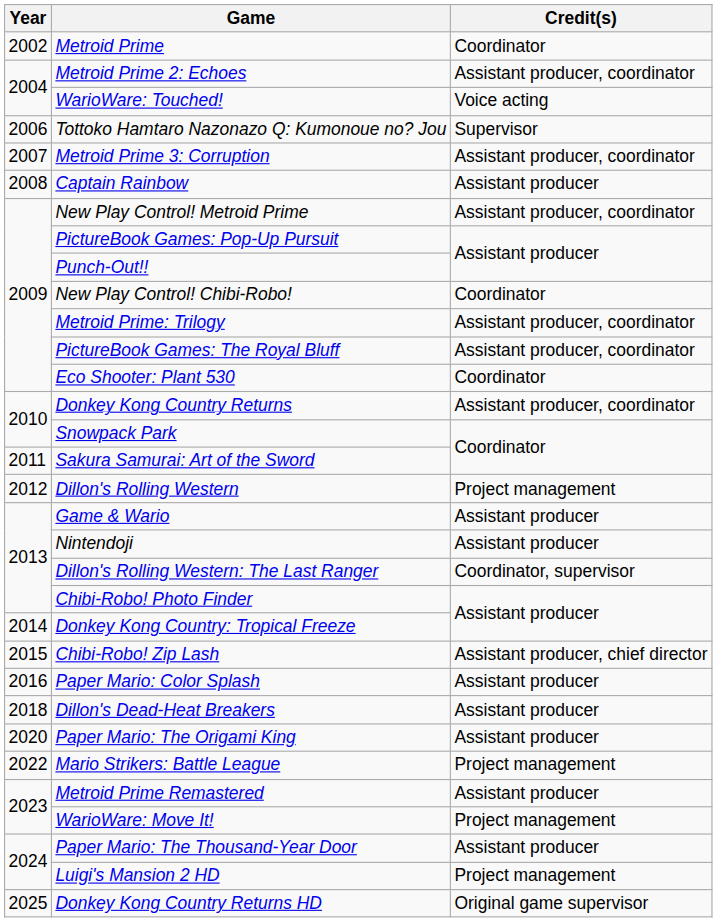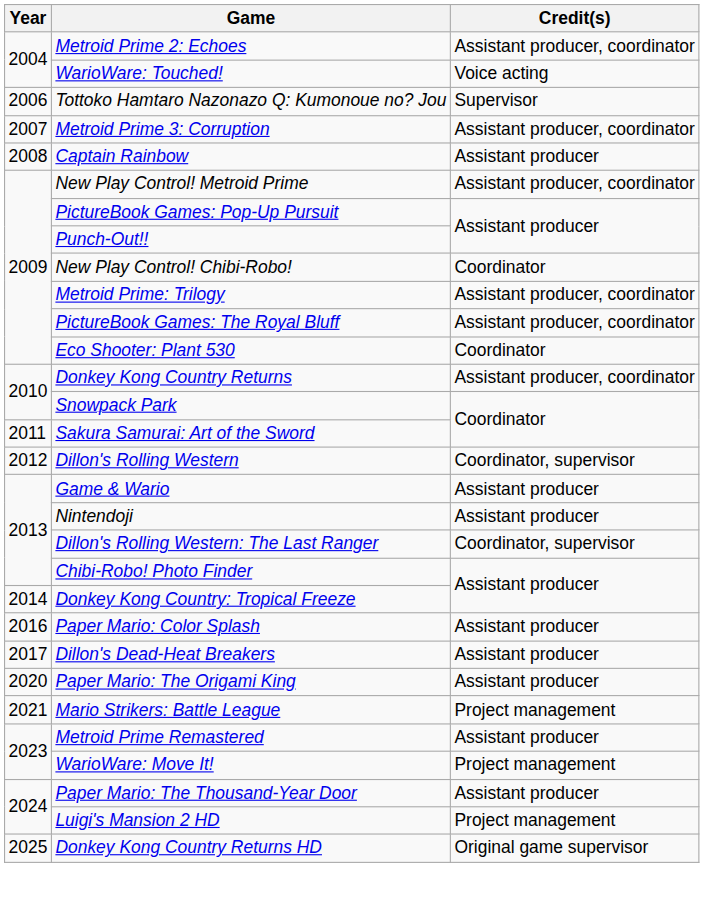- row: (110, 45)
(535, 488) Project management -> (545, 460) Coordinator, supervisor
- row: (137, 654)
(28, 709) 2018 -> (28, 654) 2017
(28, 765) 2022 -> (28, 709) 2021
